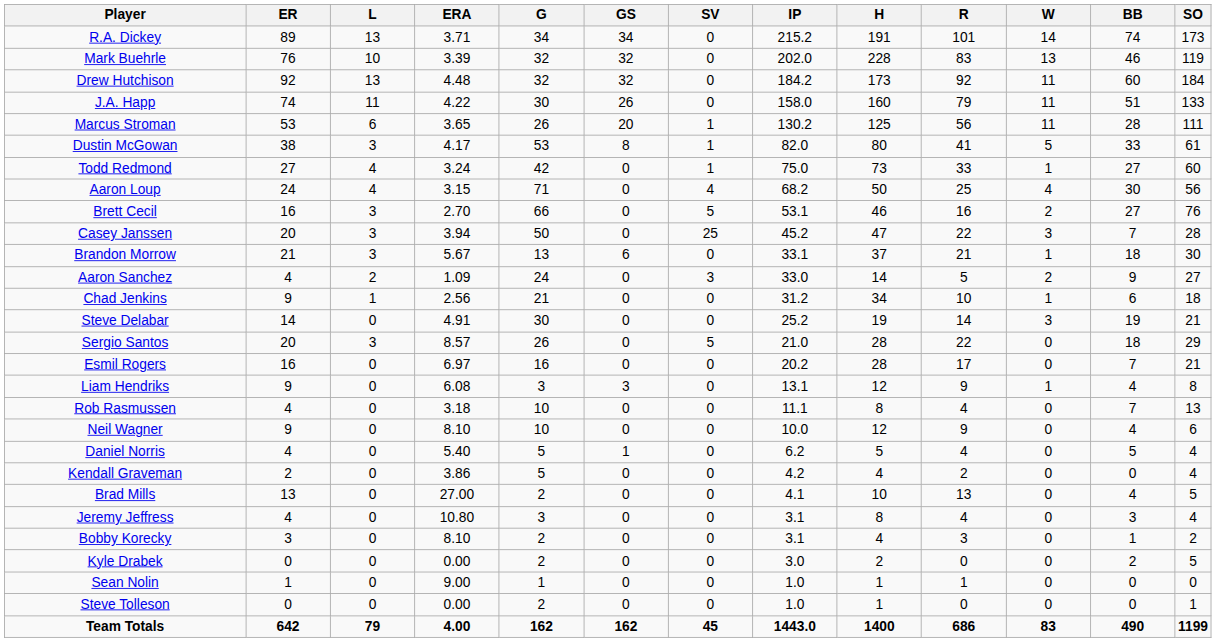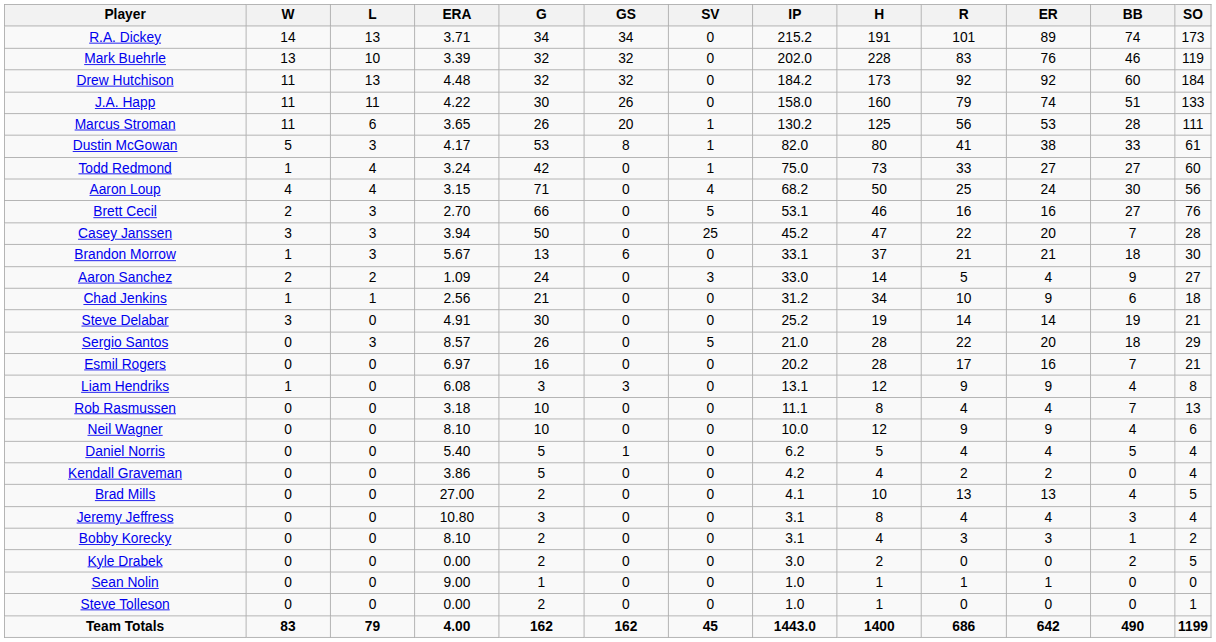columns swapped: (1048, 15) <-> (288, 15)
